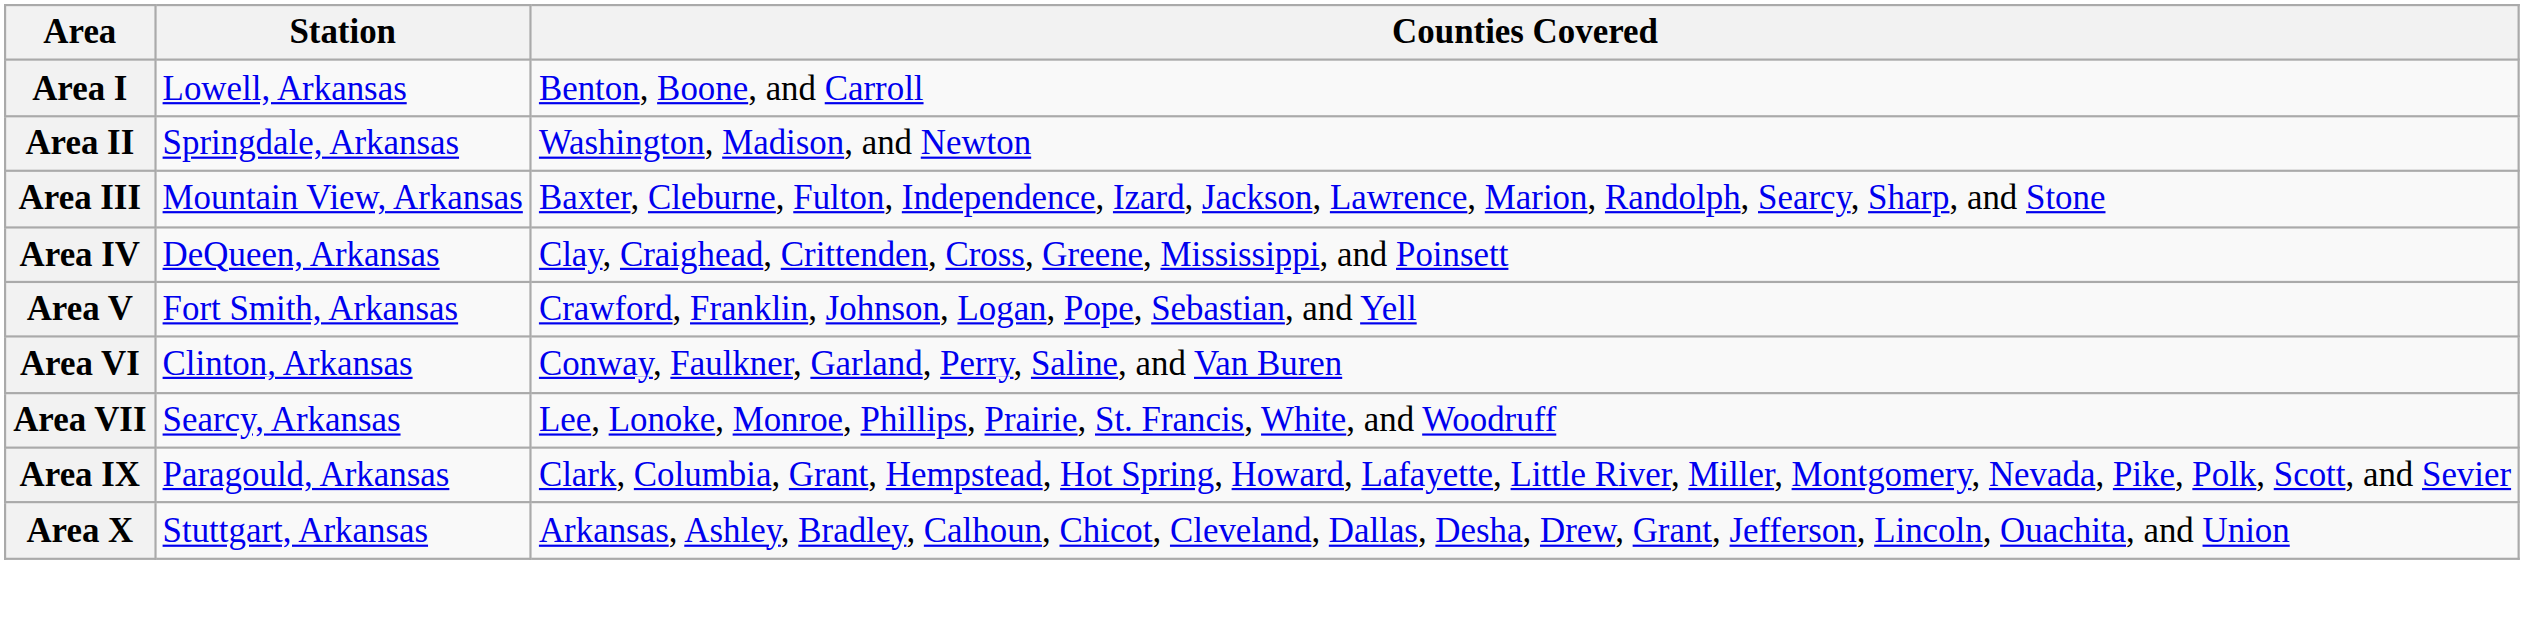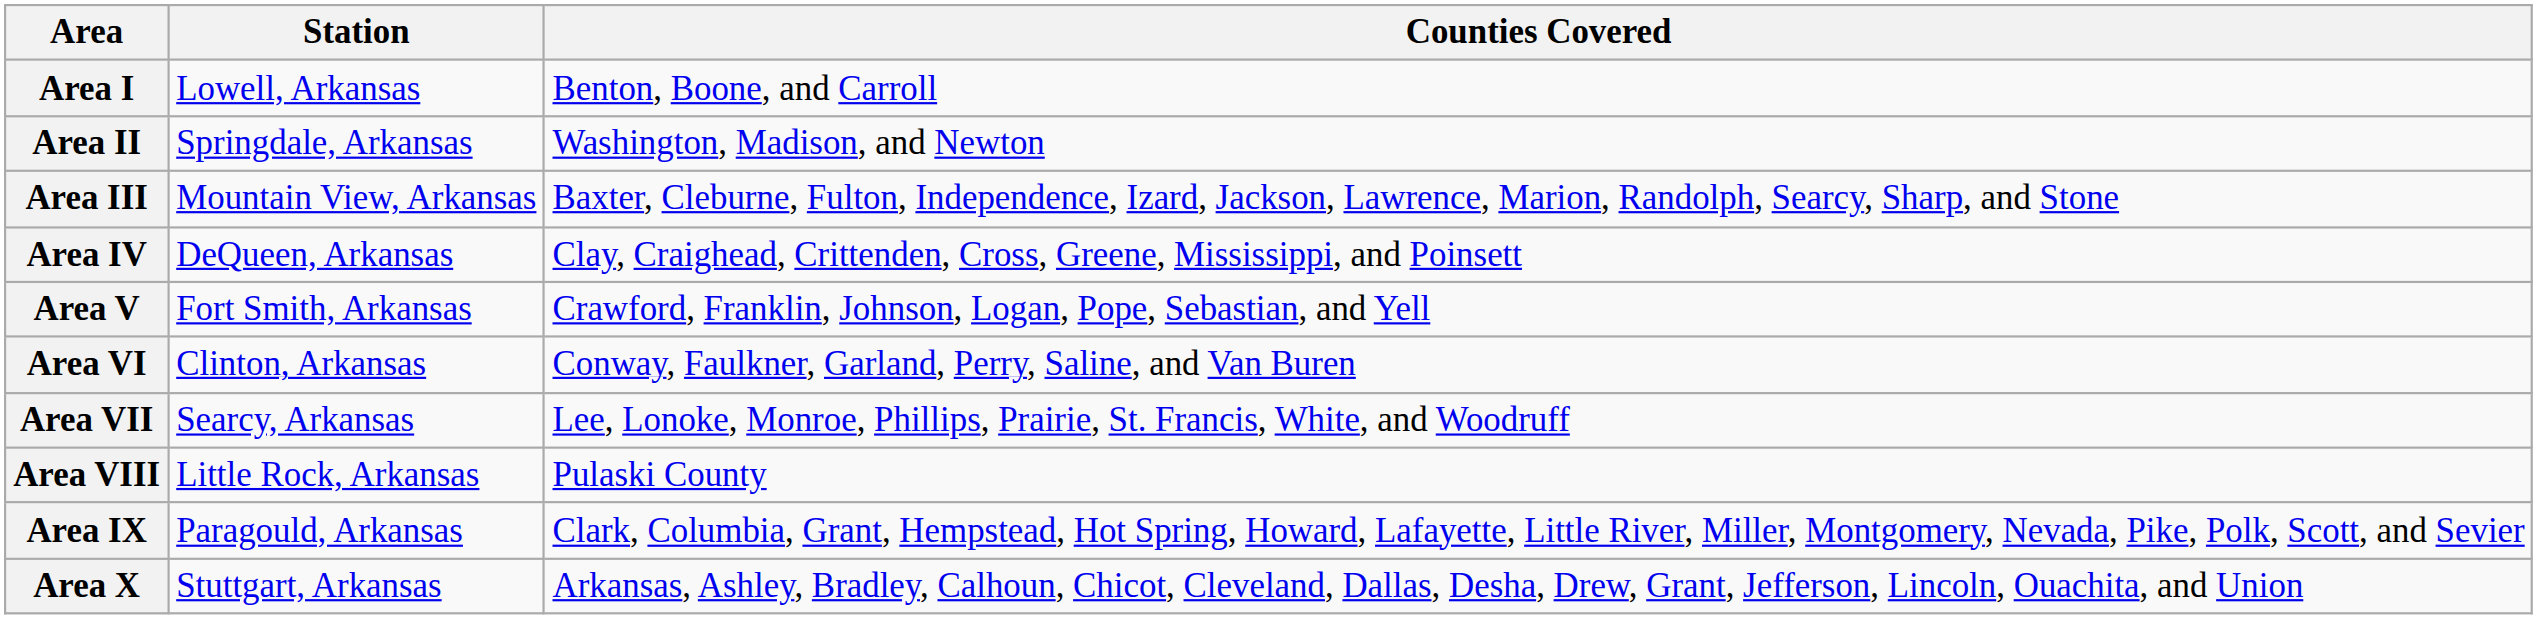+ row: (87, 474)
